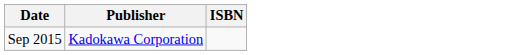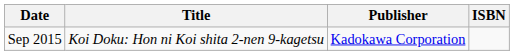+ column: (196, 15)
